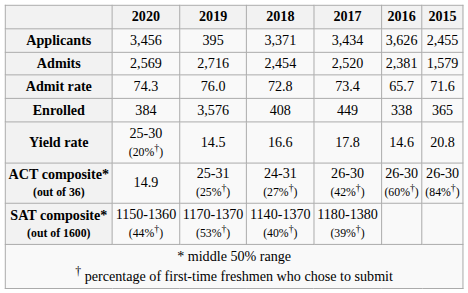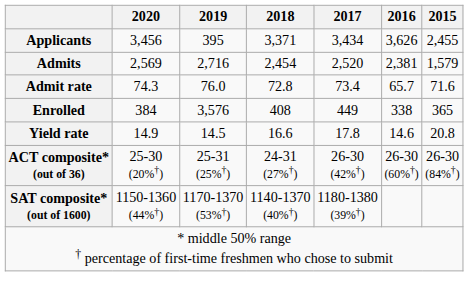(146, 142) 25-30 (20%†) -> (146, 133) 14.9
(146, 183) 14.9 -> (146, 165) 25-30 (20%†)
